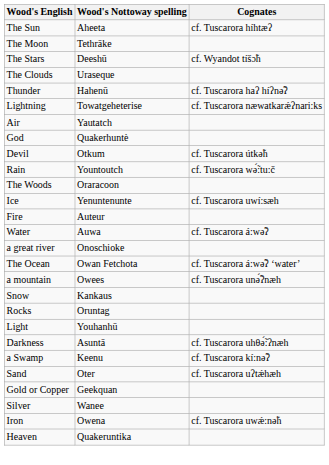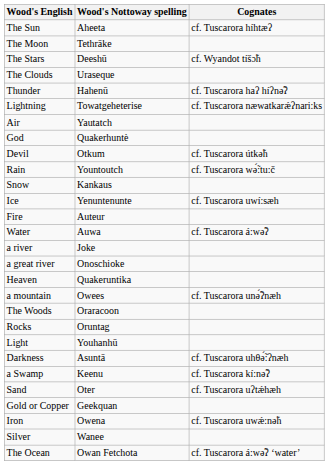rows swapped: (18, 295) <-> (29, 185)
+ row: (19, 248)
rows swapped: (28, 264) <-> (22, 437)
rows swapped: (18, 405) <-> (15, 421)
